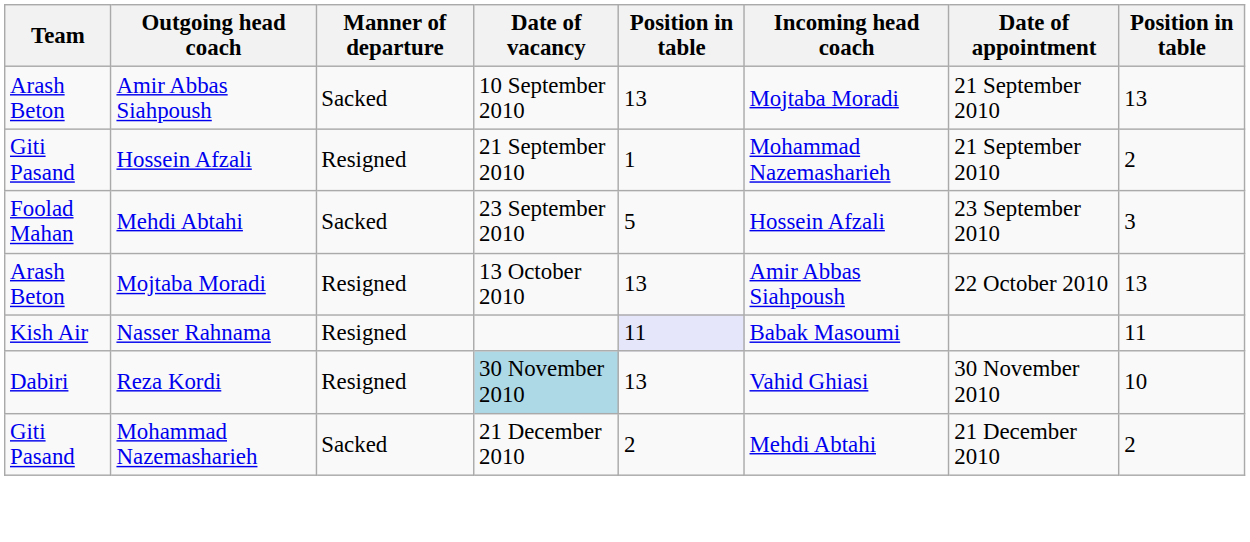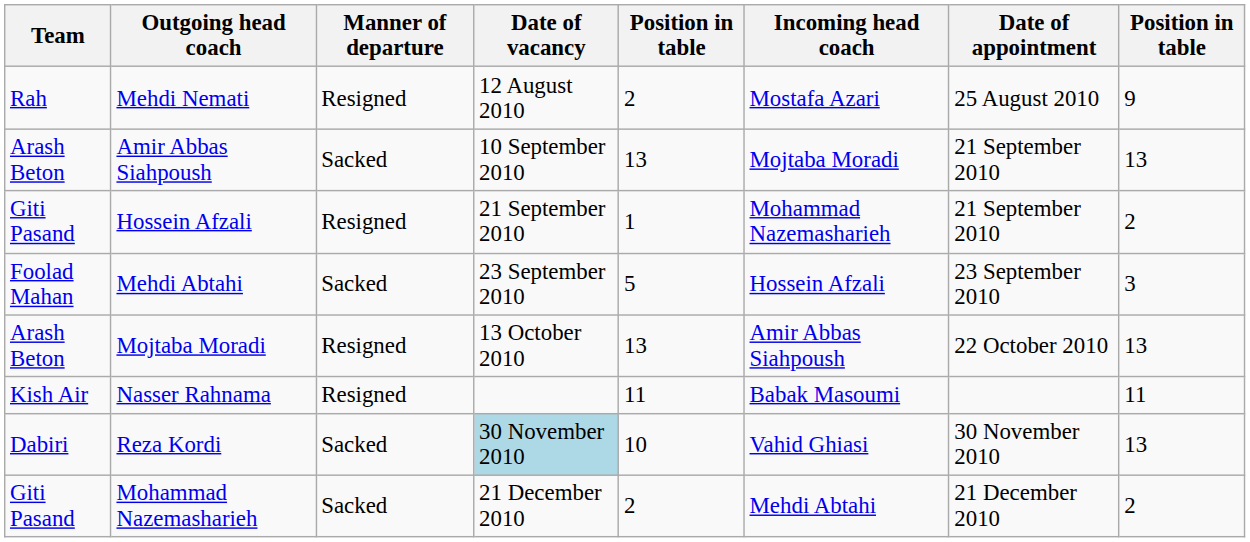+ row: (183, 97)
(635, 332) lavender background -> (635, 394) no background
(364, 381) Resigned -> (354, 443) Sacked
(636, 381) 13 -> (636, 443) 10
(1136, 381) 10 -> (1136, 443) 13
